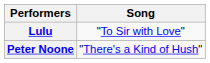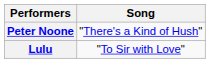rows swapped: (40, 49) <-> (40, 31)
